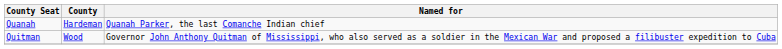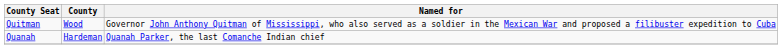rows swapped: (21, 24) <-> (23, 37)
